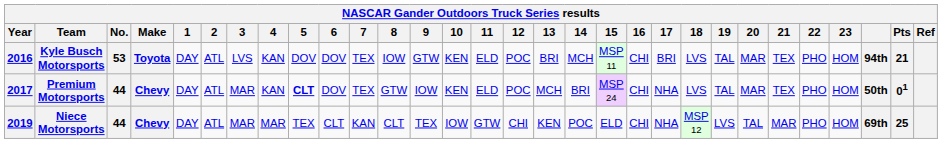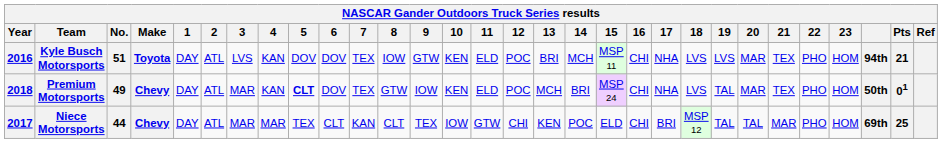(119, 58) 53 -> (119, 58) 51
(666, 58) BRI -> (666, 58) NHA
(724, 58) TAL -> (724, 58) LVS
(20, 90) 2017 -> (20, 90) 2018
(119, 90) 44 -> (119, 90) 49
(20, 122) 2019 -> (20, 122) 2017
(666, 122) NHA -> (666, 122) BRI
(724, 122) LVS -> (724, 122) TAL
